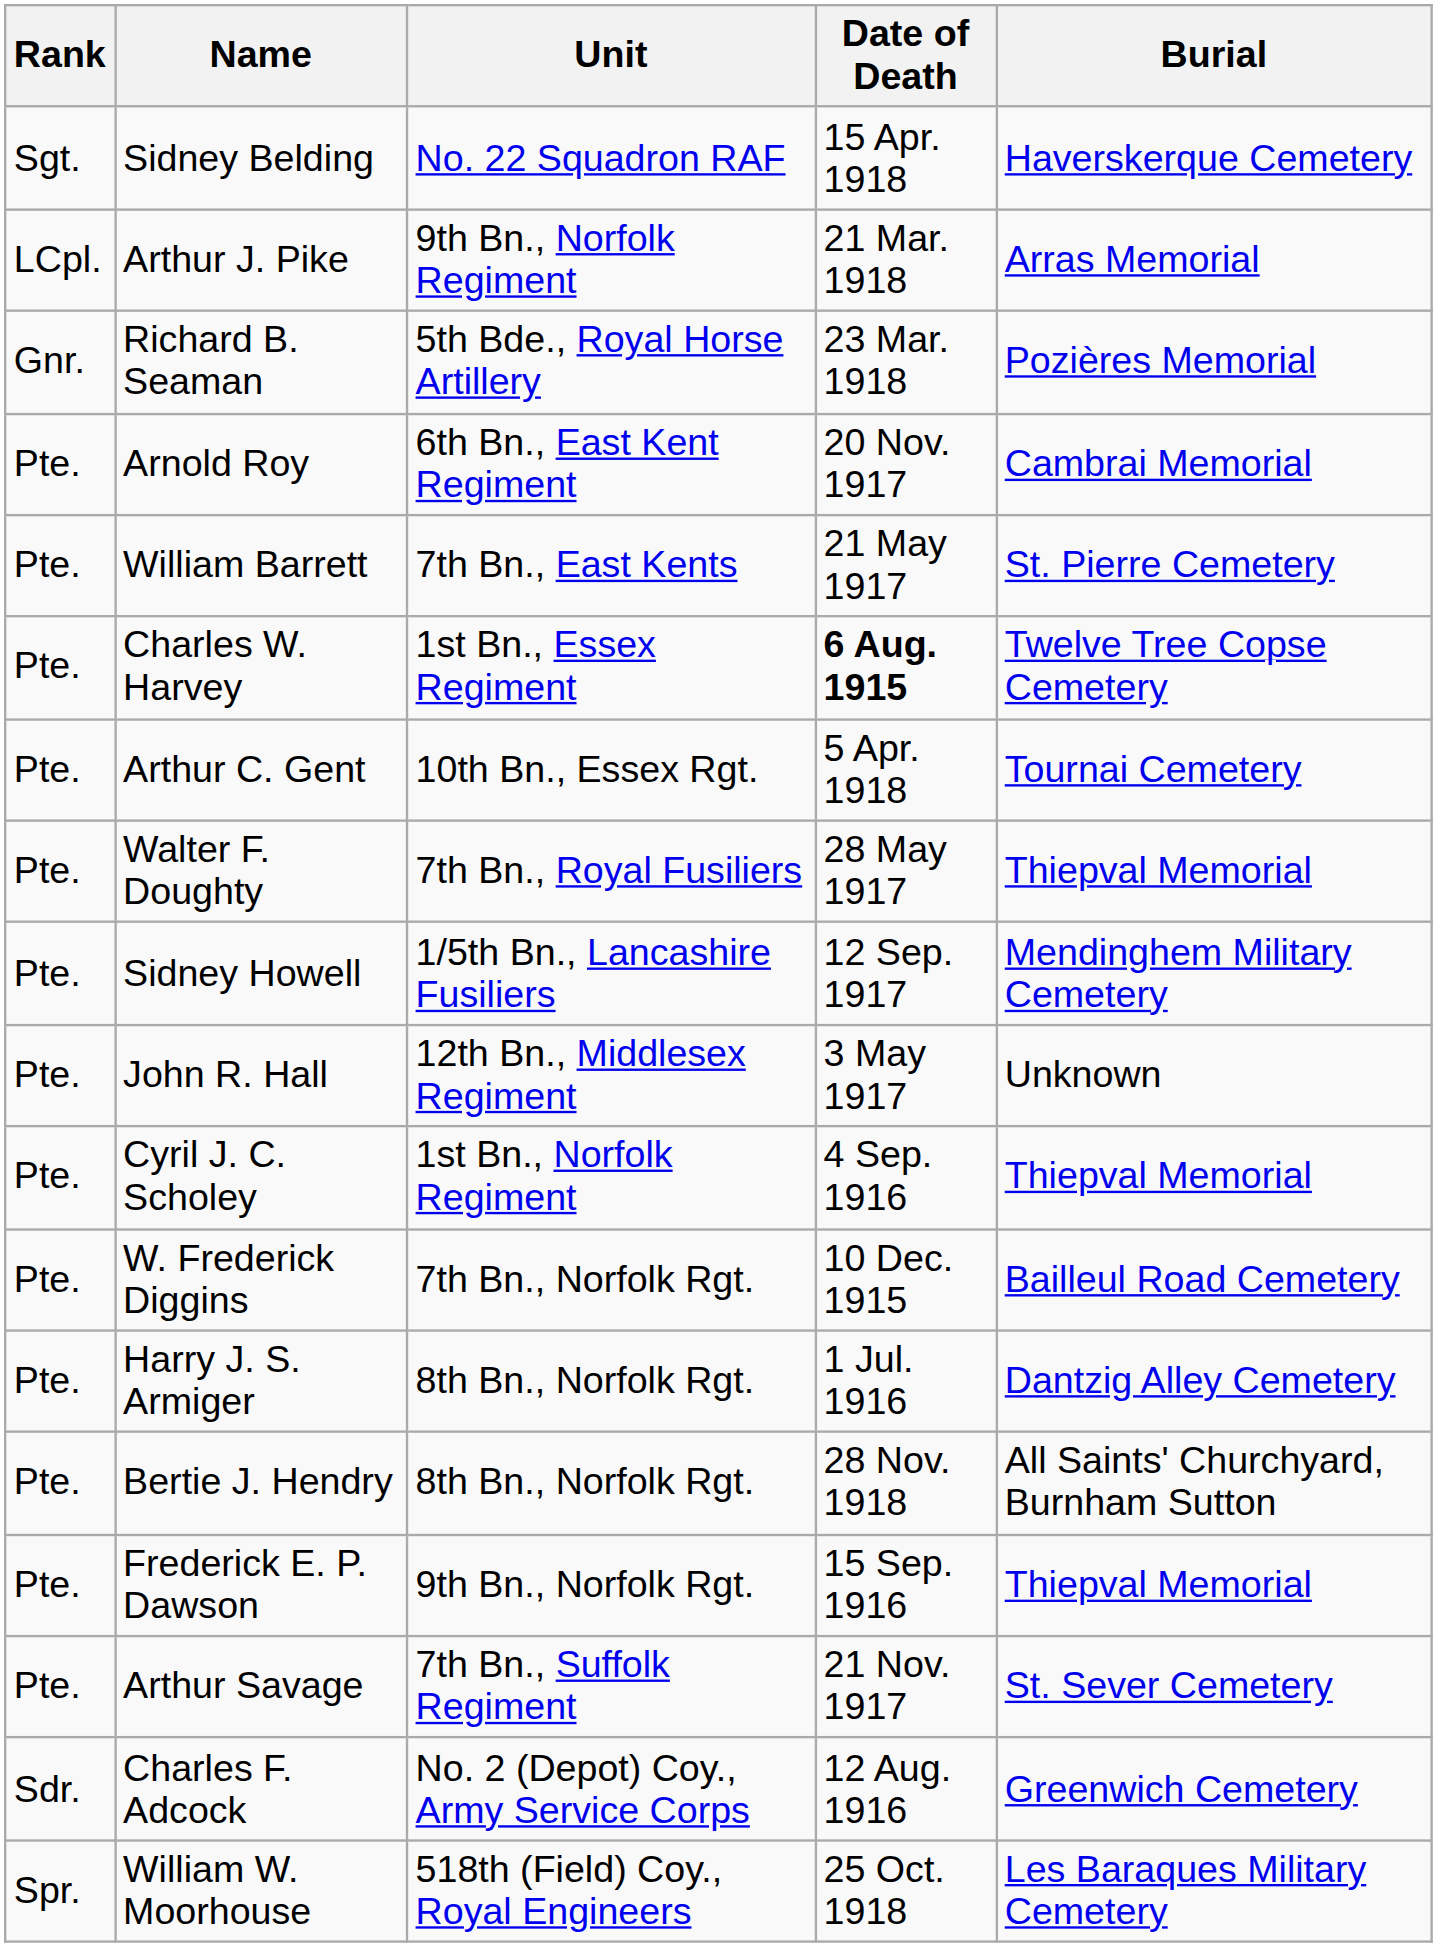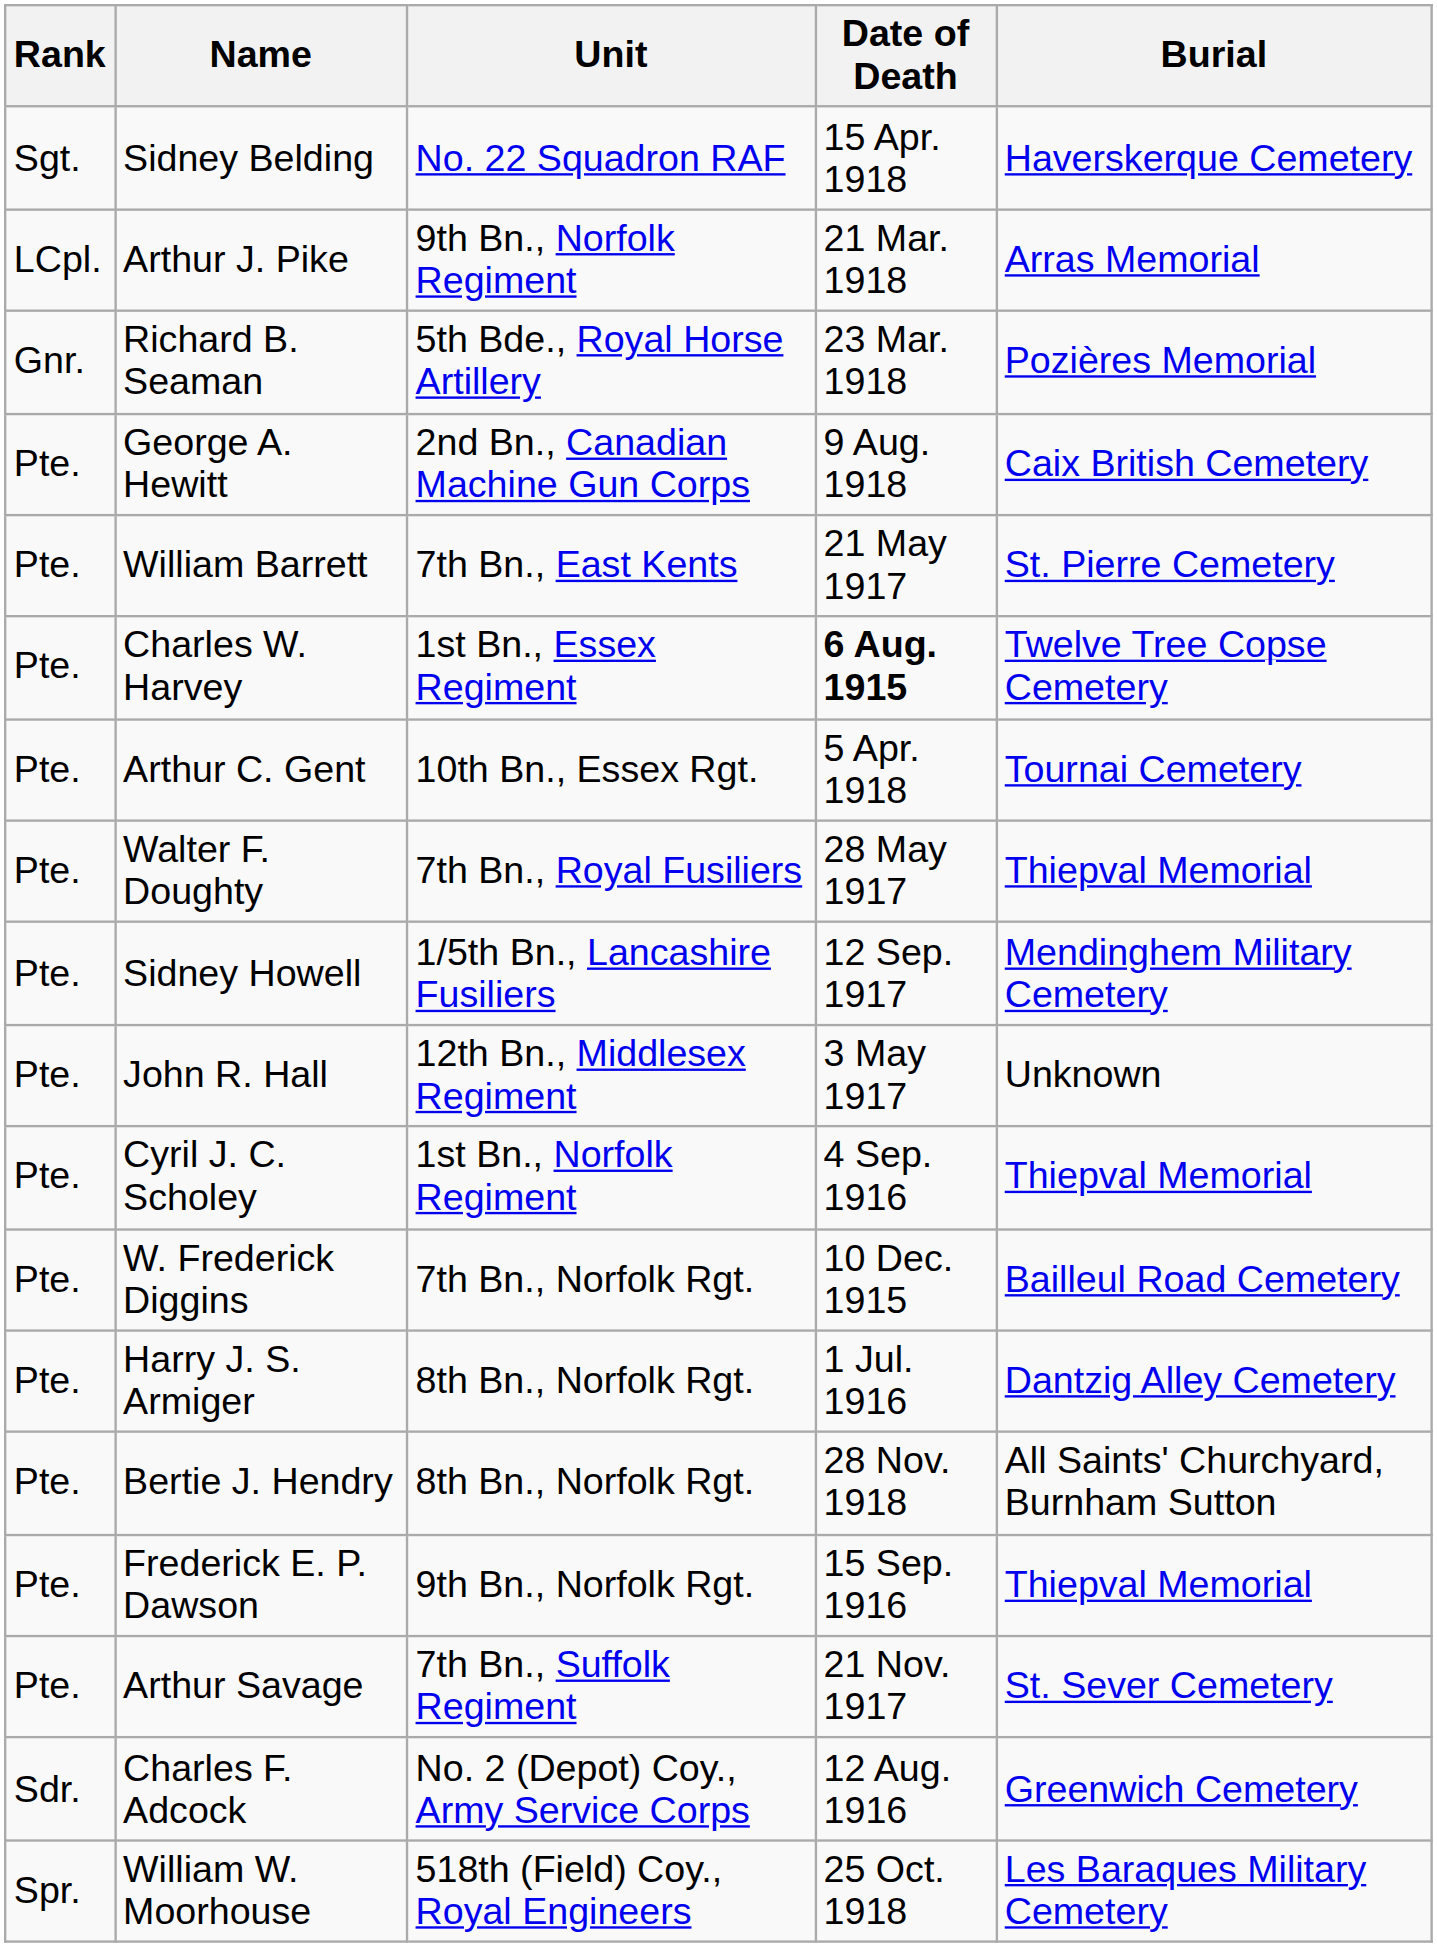+ row: (208, 463)
- row: (216, 463)
